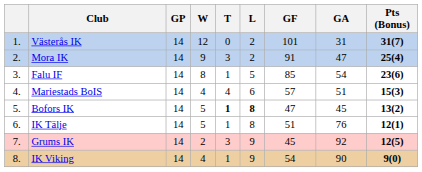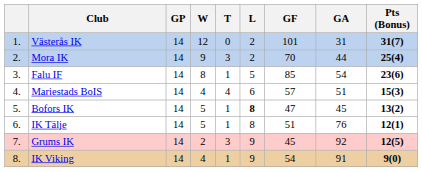(290, 58) 91 -> (290, 58) 70
(341, 58) 47 -> (341, 58) 44
(228, 108) bold -> (228, 108) normal
(341, 158) 90 -> (341, 158) 91
